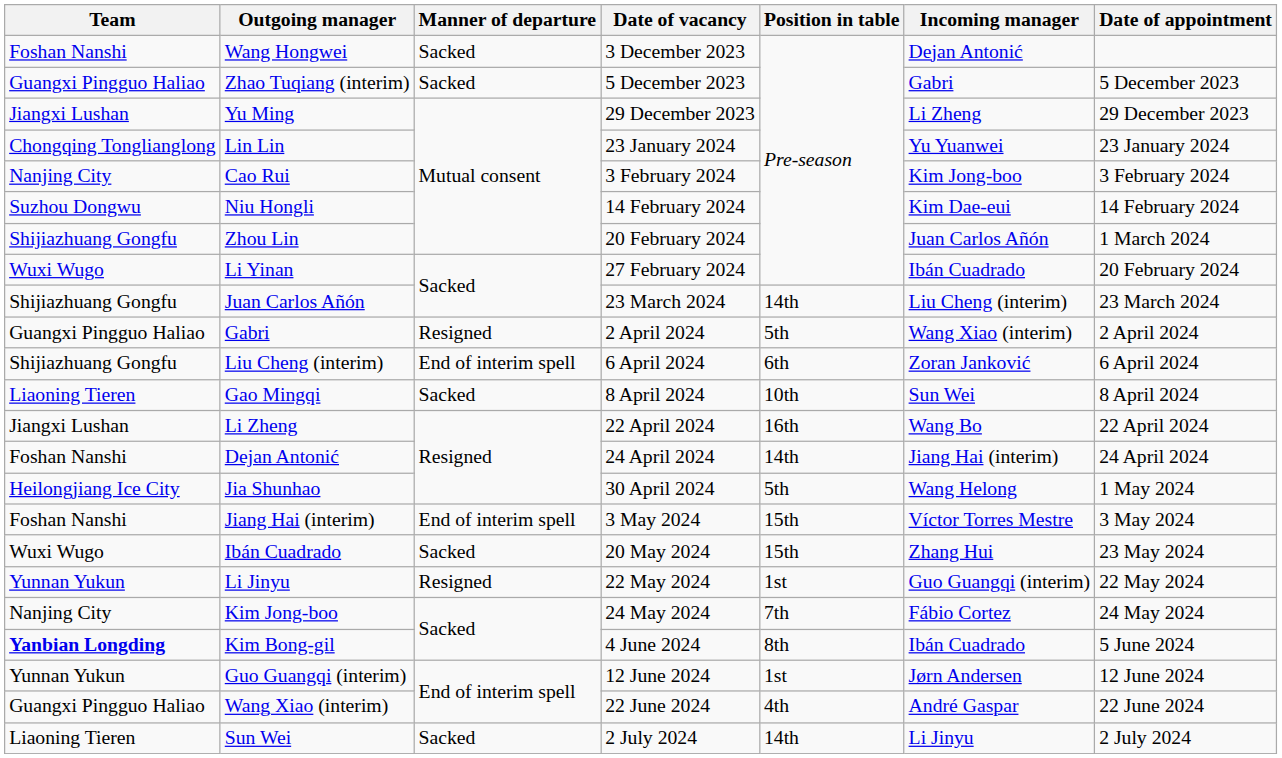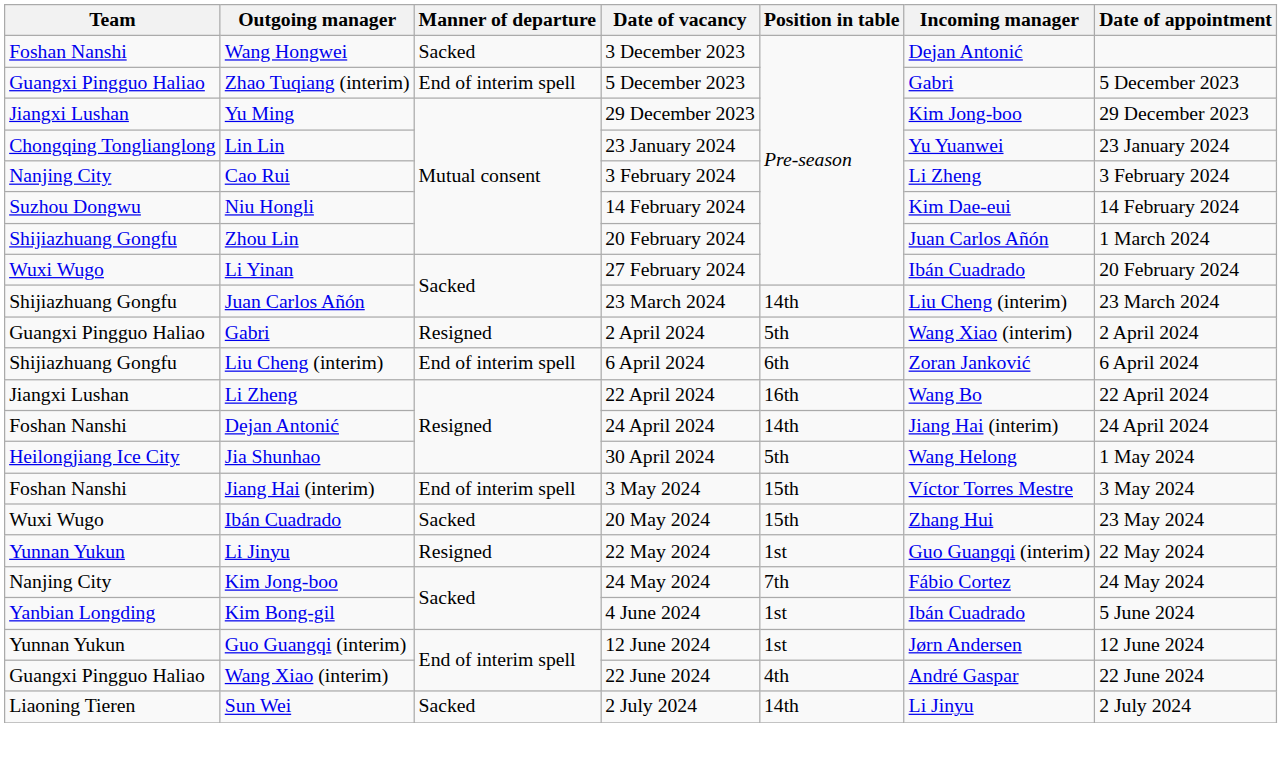(447, 82) Sacked -> (497, 82) End of interim spell
(945, 113) Li Zheng -> (965, 113) Kim Jong-boo
(965, 176) Kim Jong-boo -> (945, 176) Li Zheng
- row: (273, 394)
(87, 644) bold -> (82, 613) normal
(777, 644) 8th -> (775, 613) 1st
